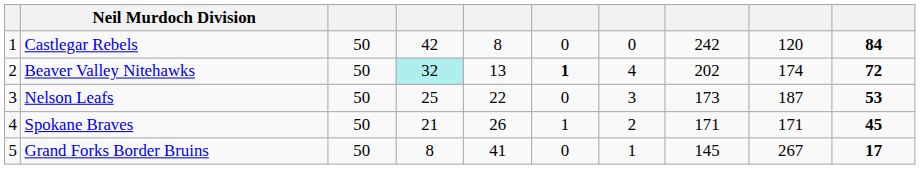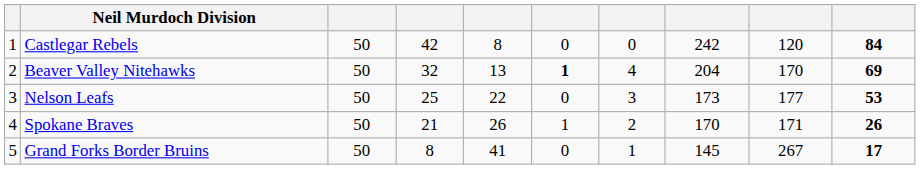(430, 71) paleturquoise background -> (430, 71) no background
(707, 71) 202 -> (707, 71) 204
(791, 71) 174 -> (791, 71) 170
(874, 71) 72 -> (874, 71) 69
(791, 97) 187 -> (791, 97) 177
(707, 124) 171 -> (707, 124) 170
(874, 124) 45 -> (874, 124) 26
